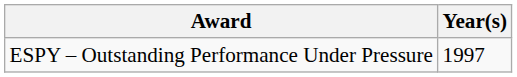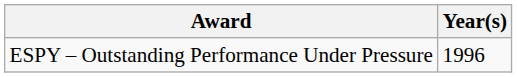(464, 54) 1997 -> (464, 54) 1996
